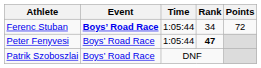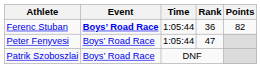(210, 27) 34 -> (210, 27) 36
(240, 27) 72 -> (240, 27) 82
(210, 42) bold -> (210, 42) normal
